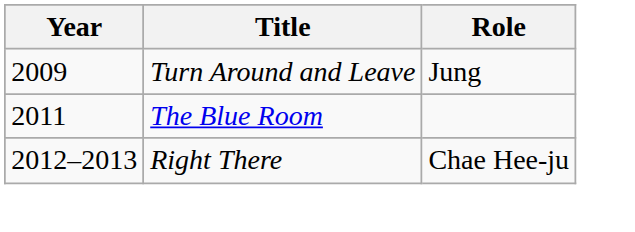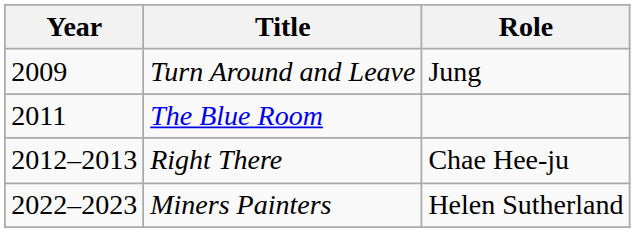+ row: (241, 204)
